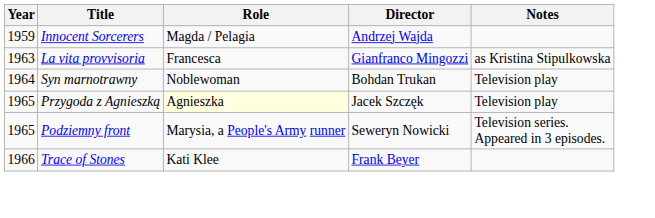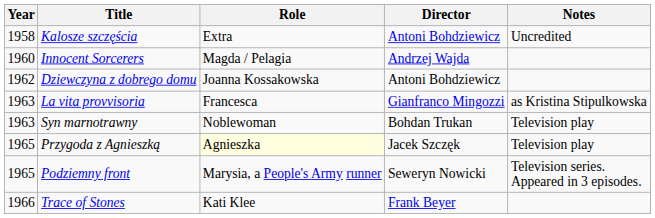+ row: (89, 36)
(21, 36) 1959 -> (21, 58) 1960
+ row: (119, 79)
(21, 79) 1964 -> (21, 123) 1963
